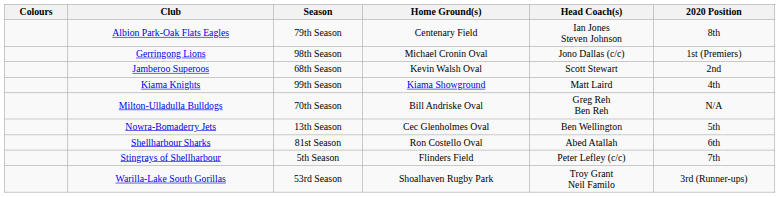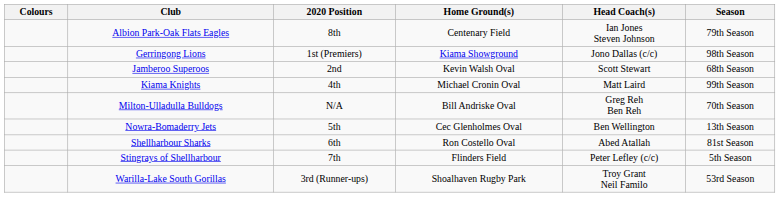columns swapped: (318, 12) <-> (714, 12)
(446, 54) Michael Cronin Oval -> (479, 54) Kiama Showground
(446, 85) Kiama Showground -> (479, 85) Michael Cronin Oval
